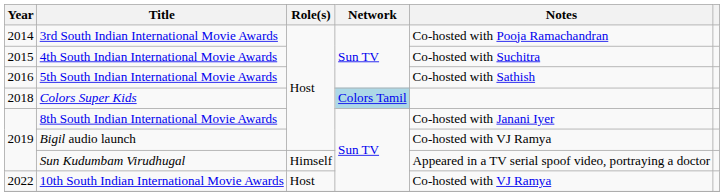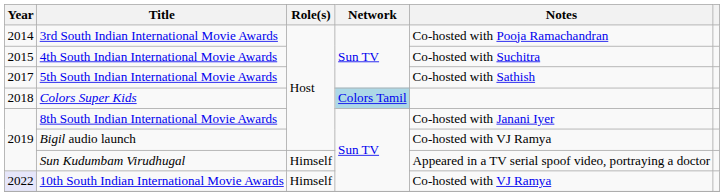(21, 77) 2016 -> (21, 77) 2017
(21, 181) no background -> (21, 181) lavender background
(302, 181) Host -> (311, 181) Himself
